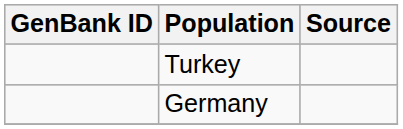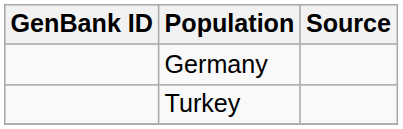rows swapped: (216, 104) <-> (202, 64)
